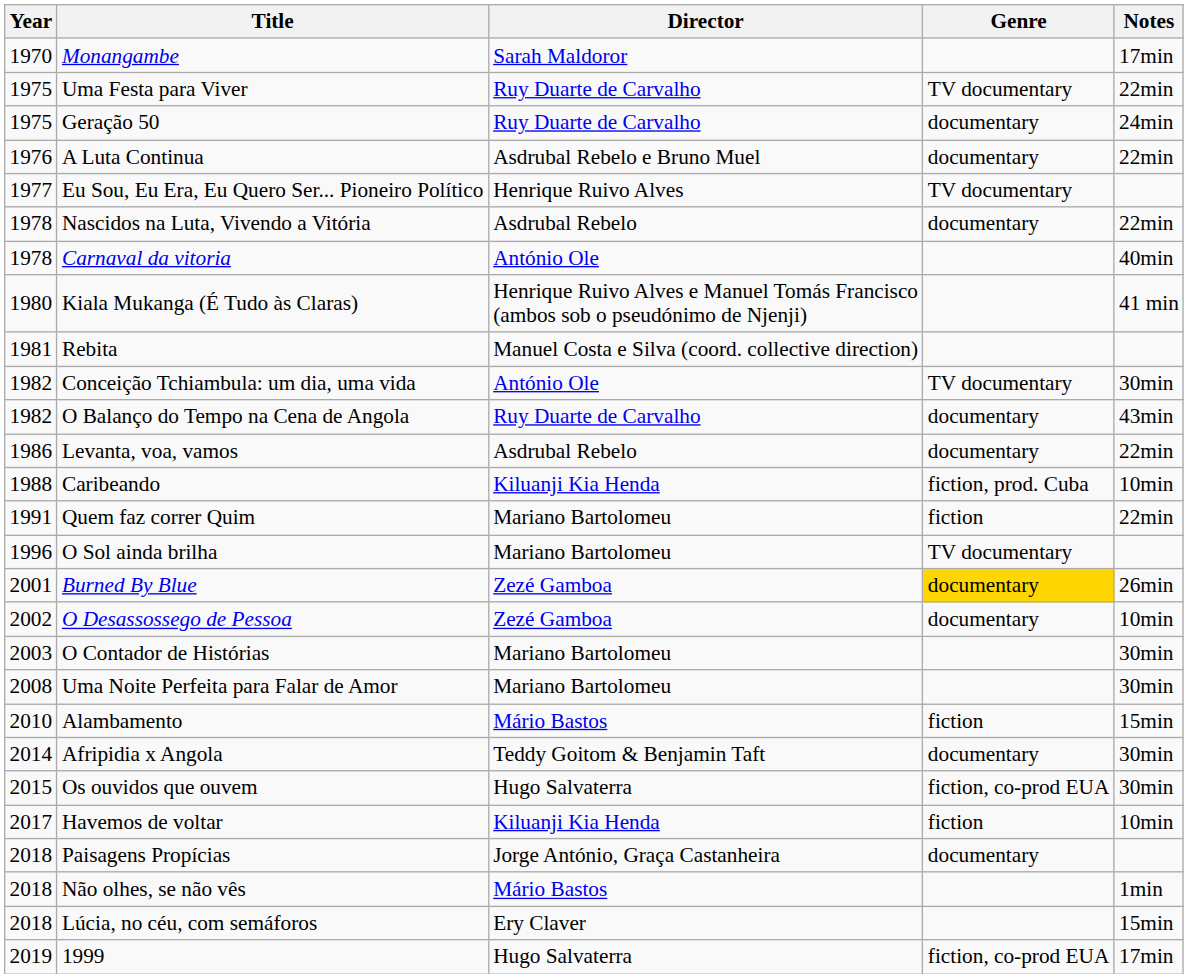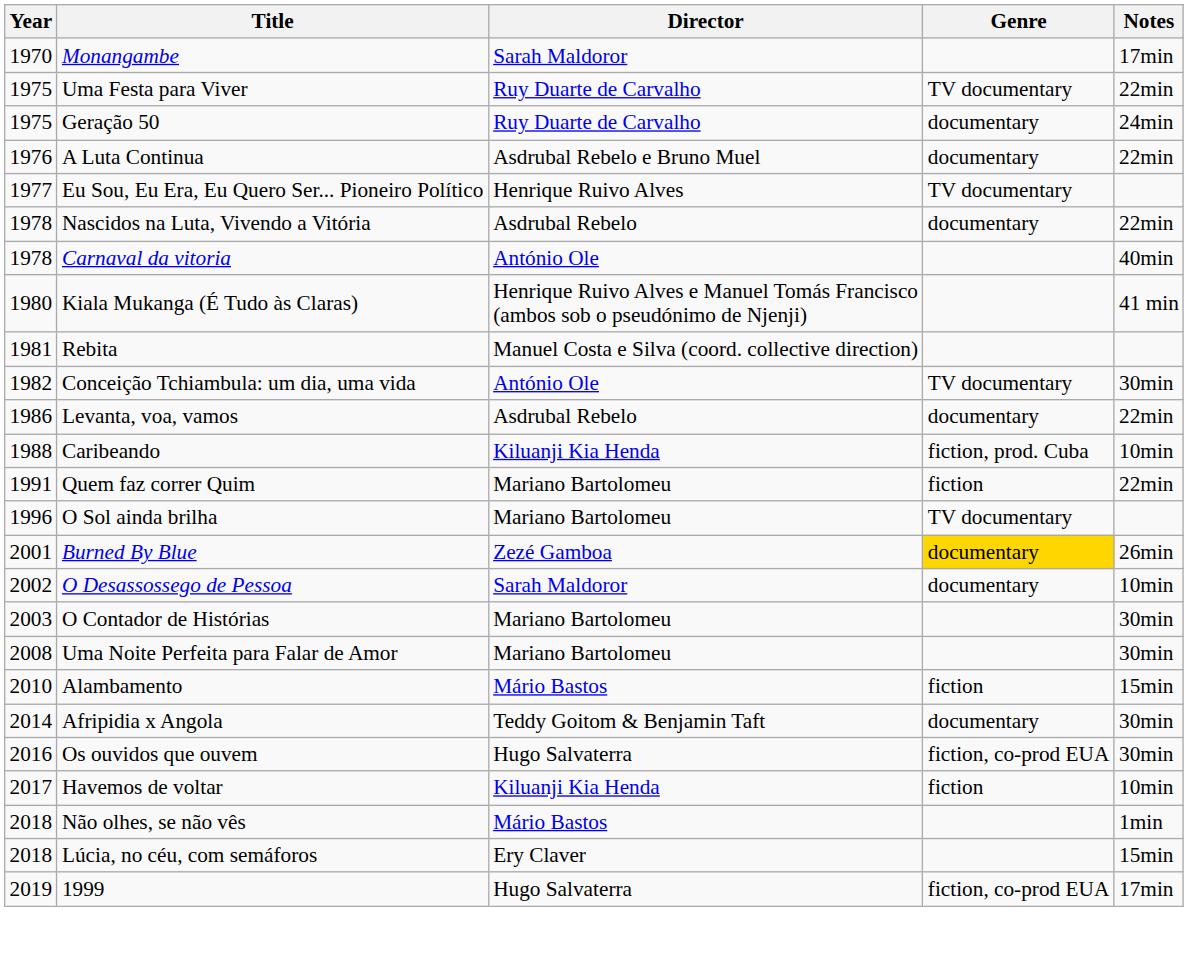- row: (236, 416)
(553, 619) Zezé Gamboa -> (560, 585) Sarah Maldoror
(31, 787) 2015 -> (31, 754) 2016
- row: (146, 855)
